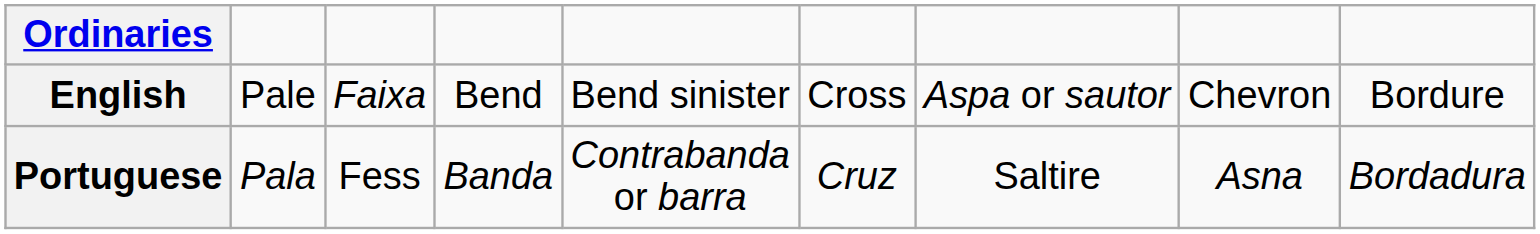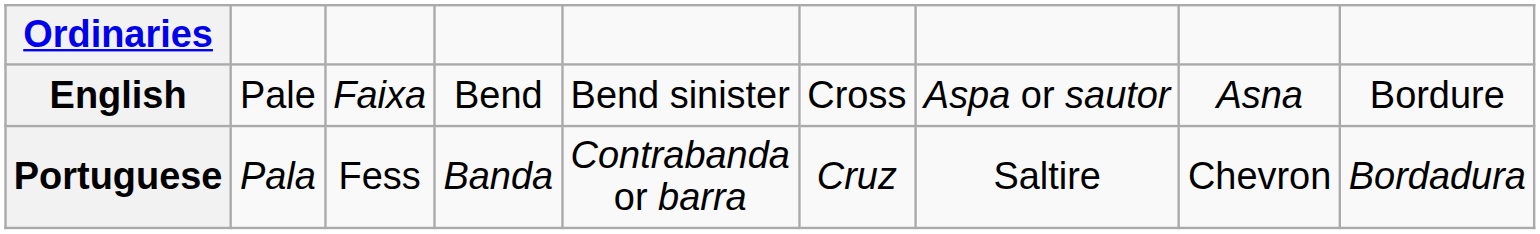(1260, 94) Chevron -> (1260, 94) Asna
(1260, 176) Asna -> (1260, 176) Chevron
